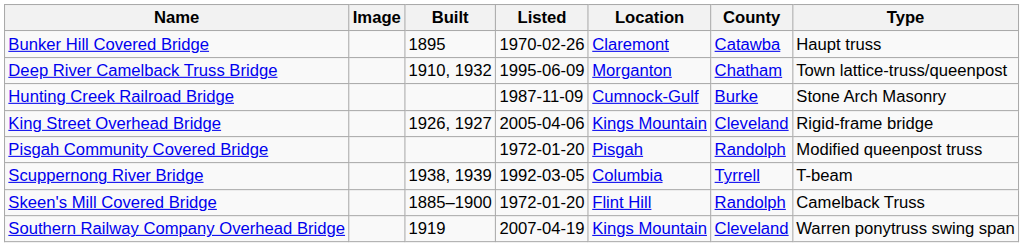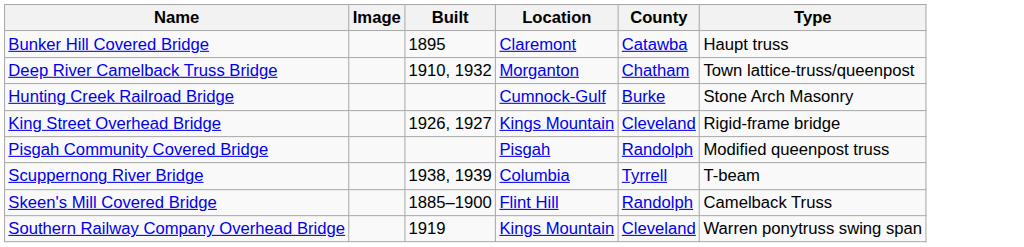- column: (542, 17)
